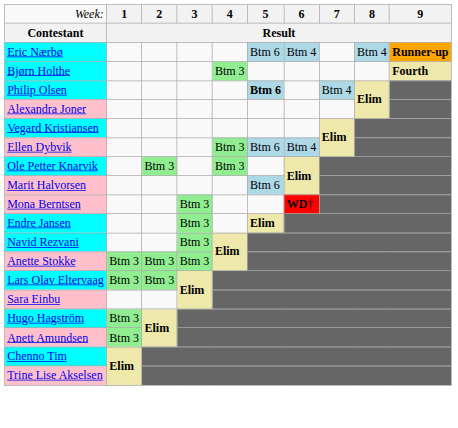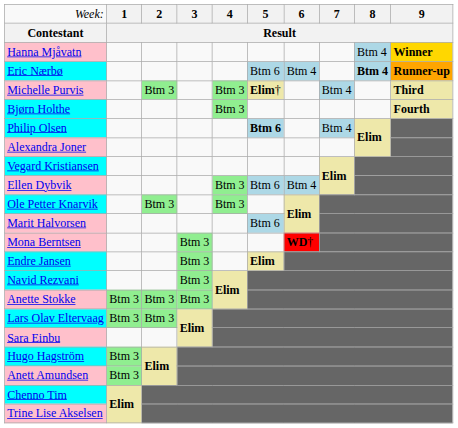+ row: (44, 52)
(372, 52) normal -> (373, 71) bold
+ row: (45, 90)
